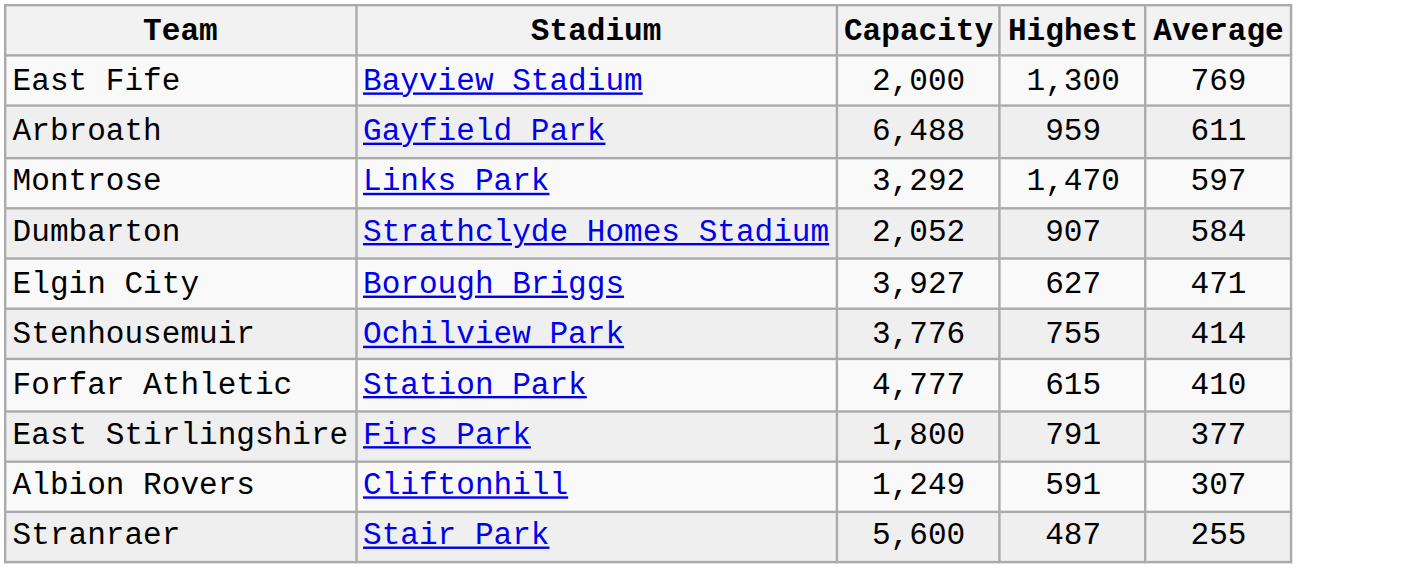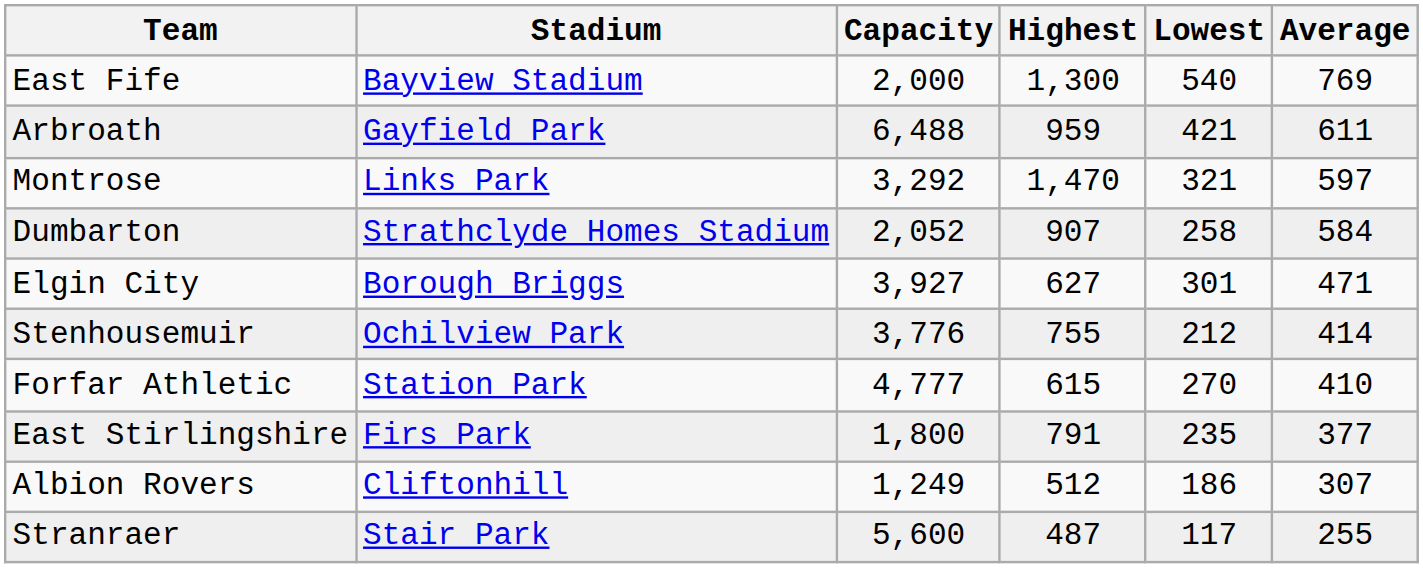+ column: (1209, 31)
(1073, 486) 591 -> (1073, 486) 512
